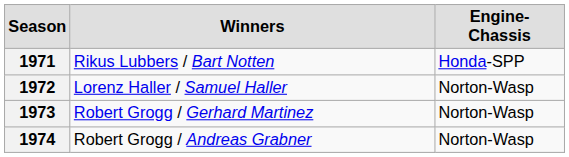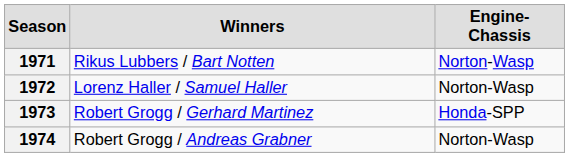(481, 61) Honda-SPP -> (486, 61) Norton-Wasp
(486, 113) Norton-Wasp -> (481, 113) Honda-SPP
